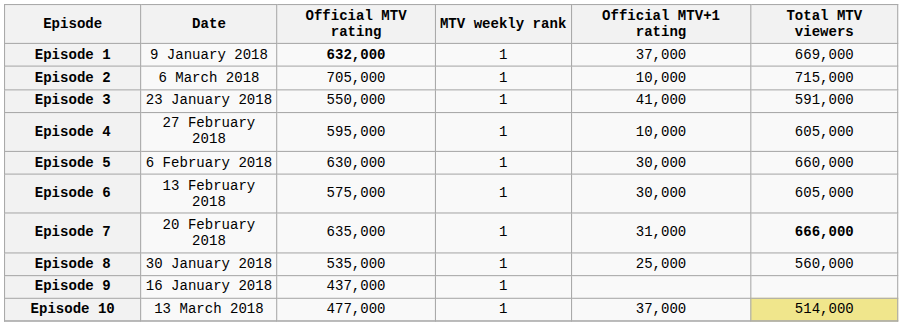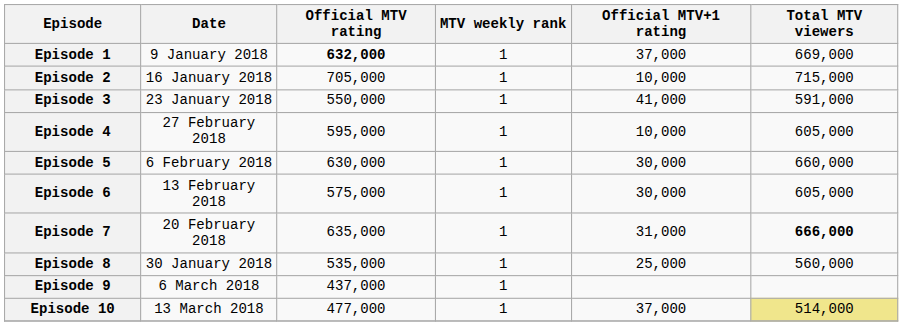(209, 78) 6 March 2018 -> (209, 78) 16 January 2018
(209, 287) 16 January 2018 -> (209, 287) 6 March 2018
